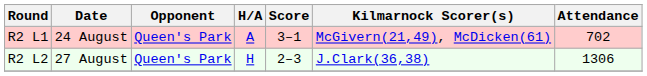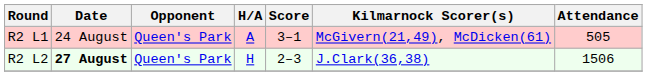(598, 38) 702 -> (598, 38) 505
(91, 60) normal -> (91, 60) bold
(598, 60) 1306 -> (598, 60) 1506
